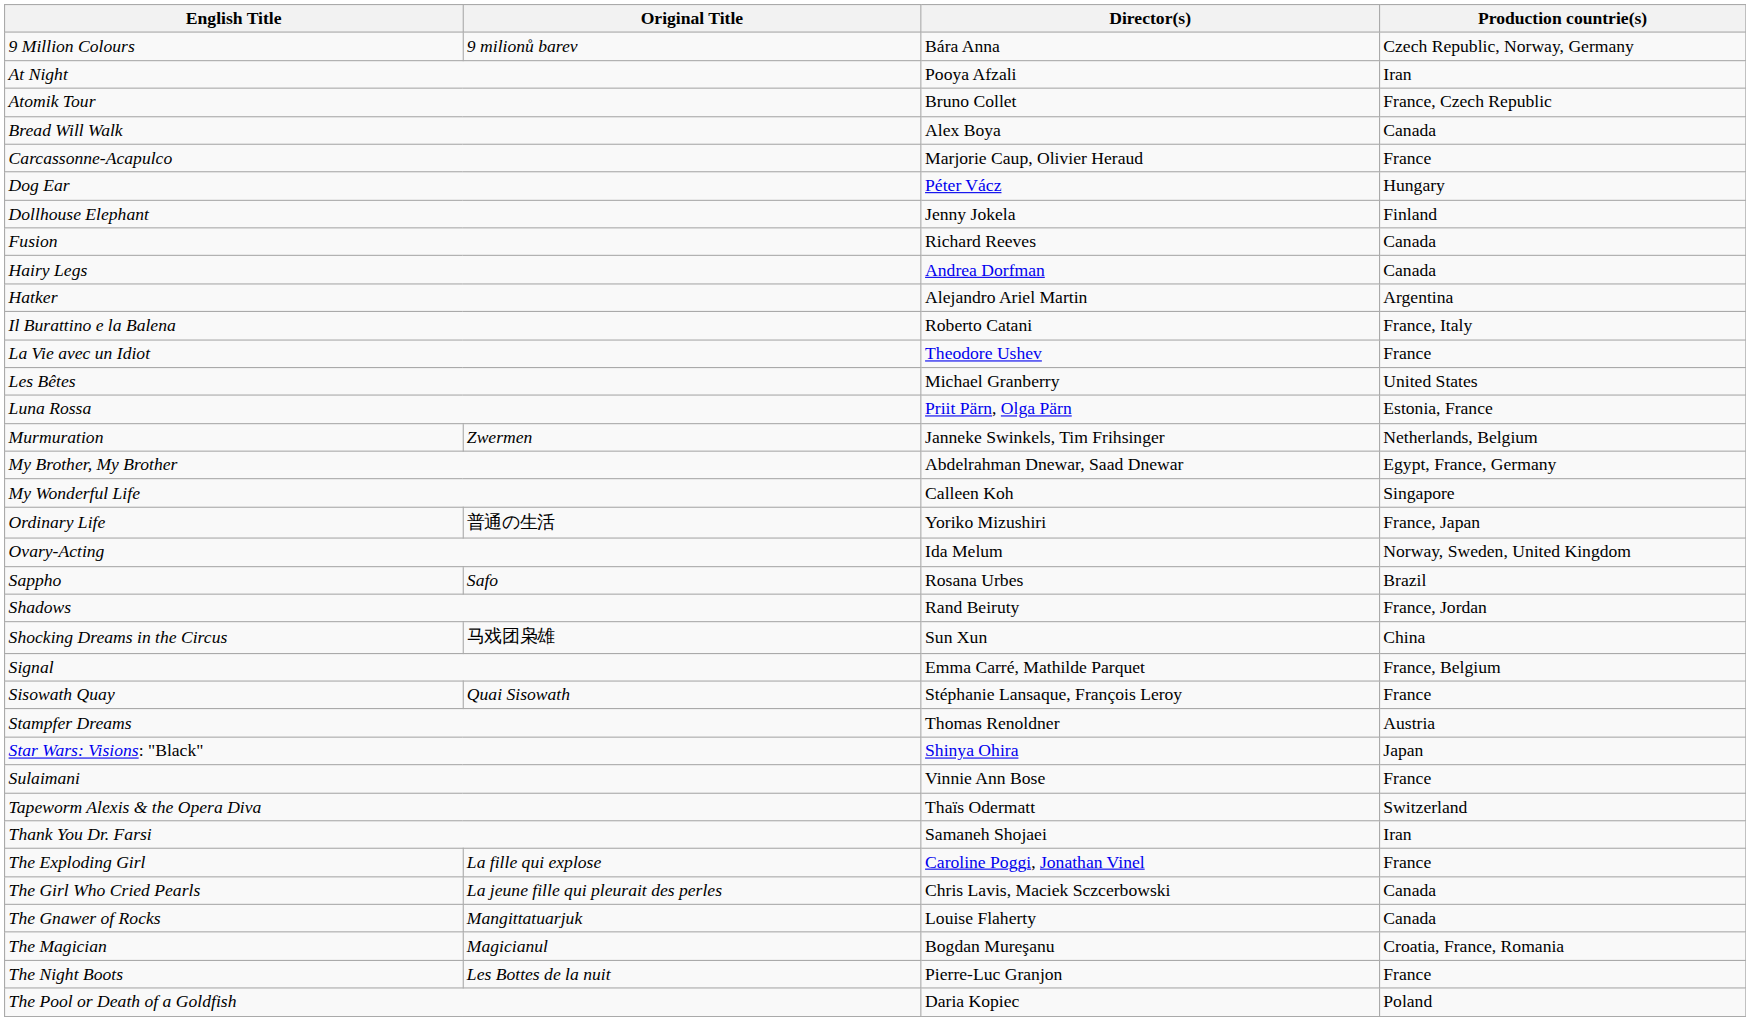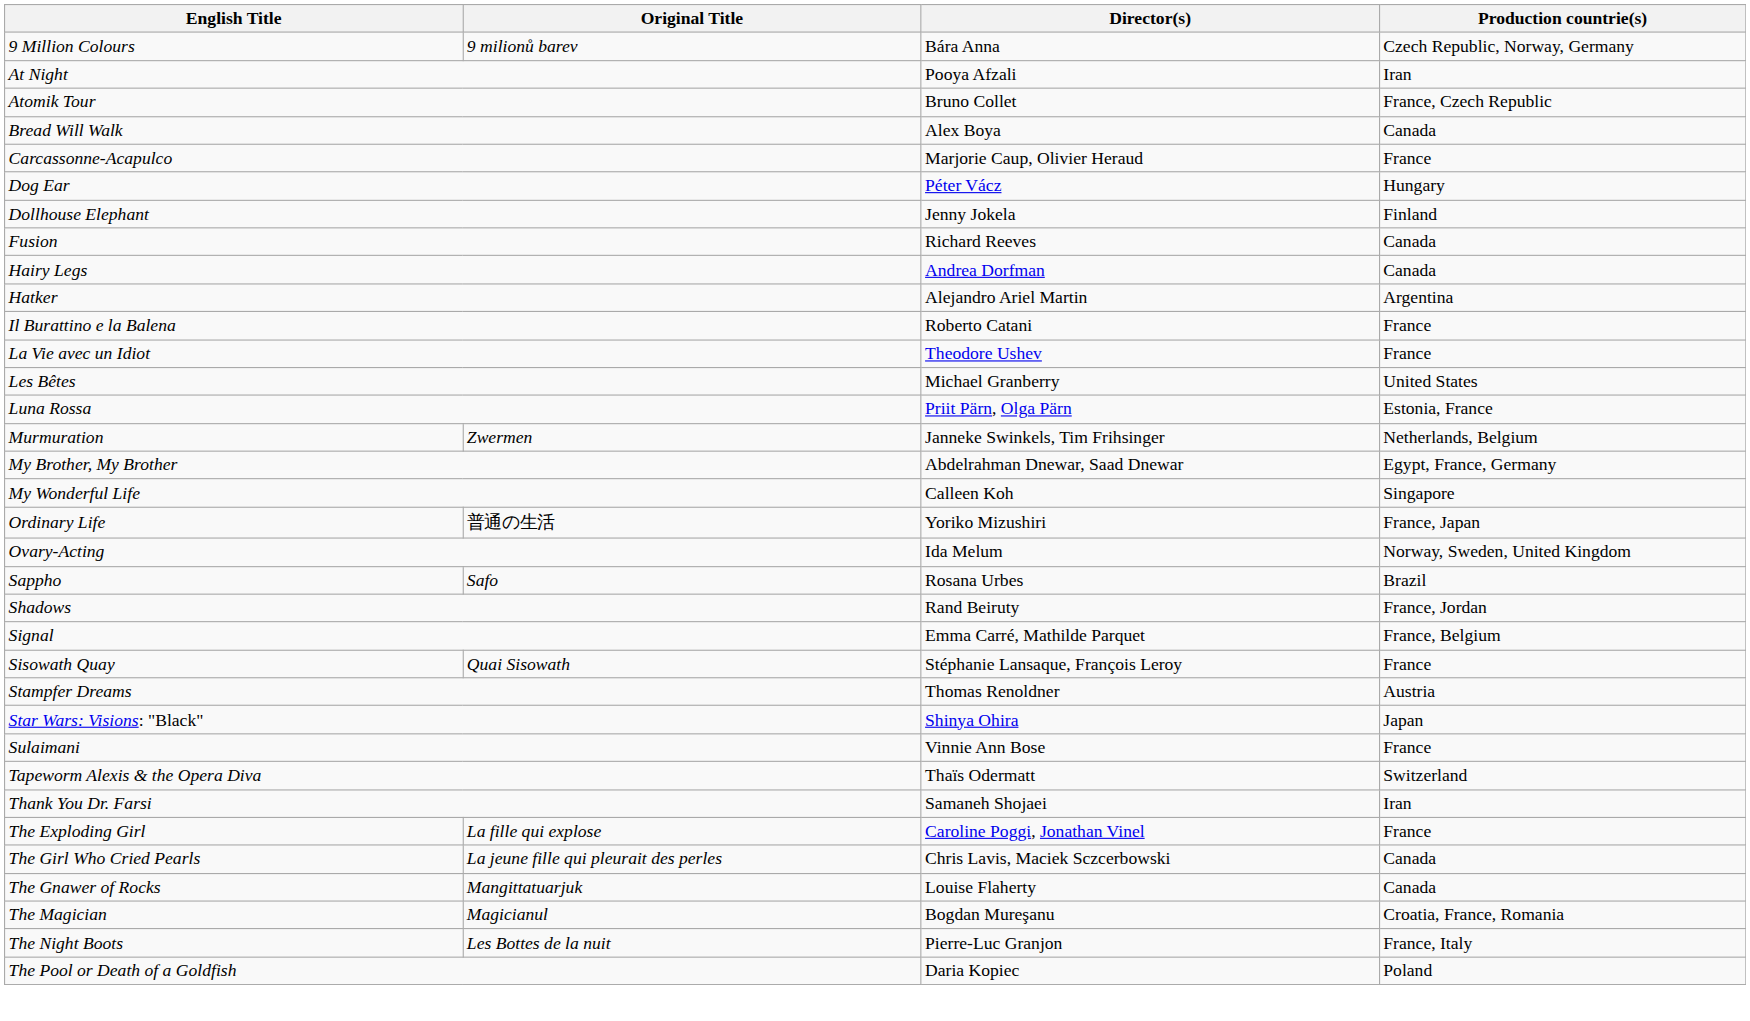(1428, 325) France, Italy -> (1407, 325) France
- row: (118, 637)
(1407, 974) France -> (1428, 942) France, Italy
